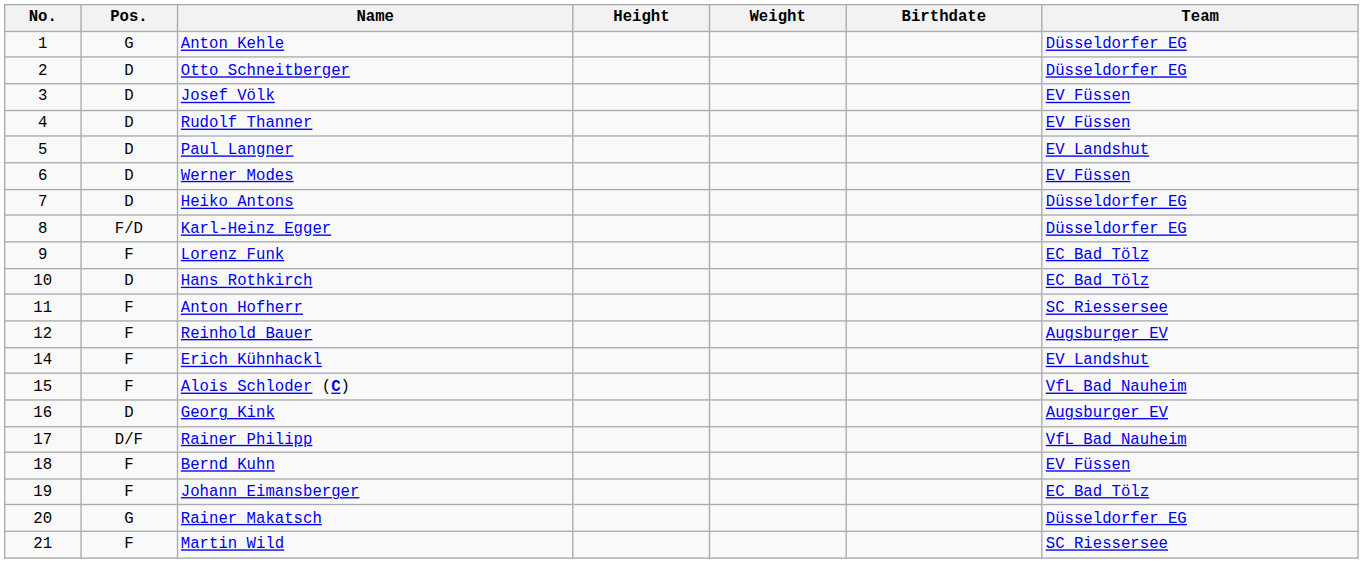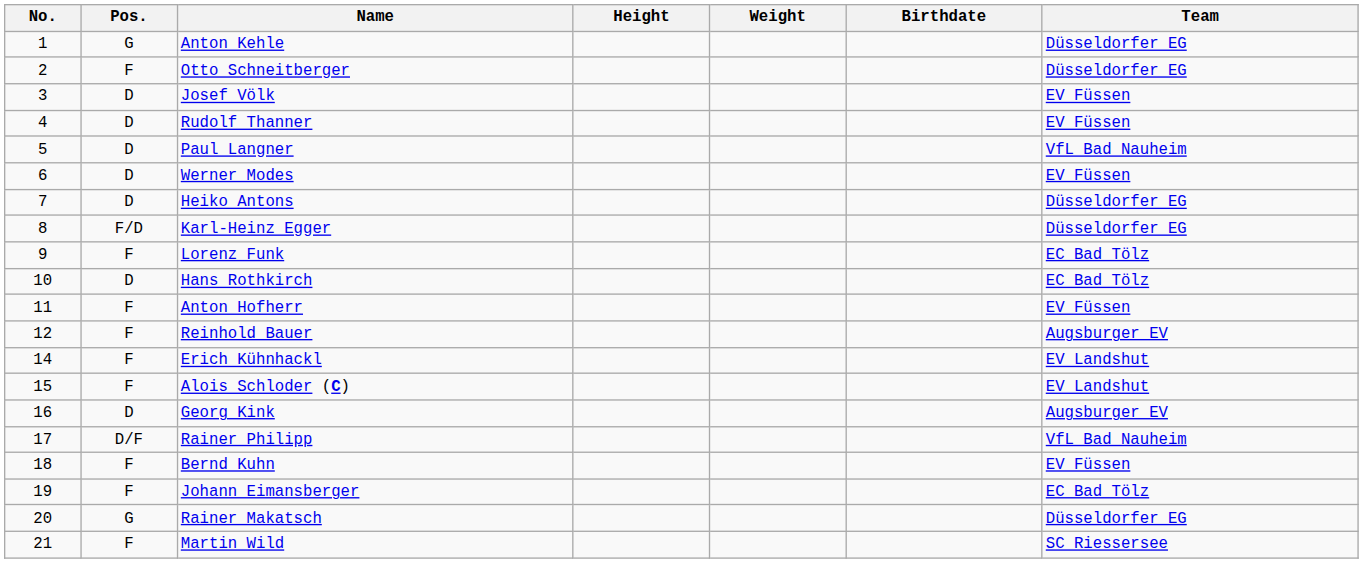(129, 70) D -> (129, 70) F
(1097, 149) EV Landshut -> (1116, 149) VfL Bad Nauheim
(1107, 307) SC Riessersee -> (1088, 307) EV Füssen
(1116, 386) VfL Bad Nauheim -> (1097, 386) EV Landshut
